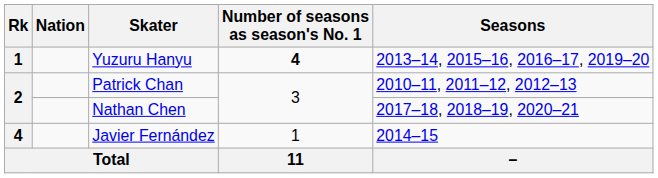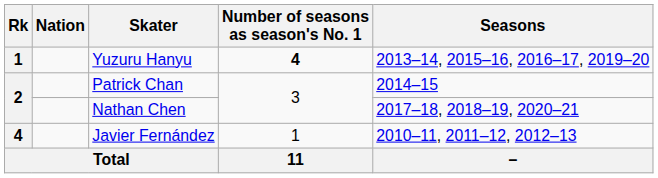(476, 85) 2010–11, 2011–12, 2012–13 -> (407, 85) 2014–15
(407, 135) 2014–15 -> (476, 135) 2010–11, 2011–12, 2012–13
